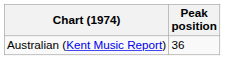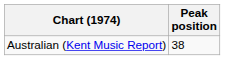(178, 45) 36 -> (178, 45) 38
